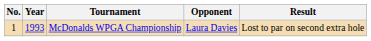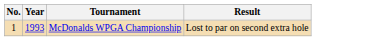- column: (211, 12)
